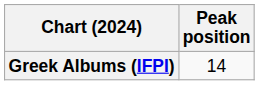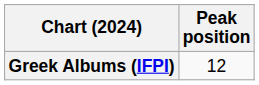(217, 65) 14 -> (217, 65) 12
